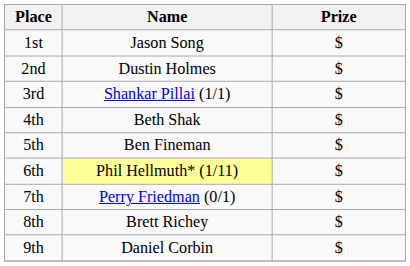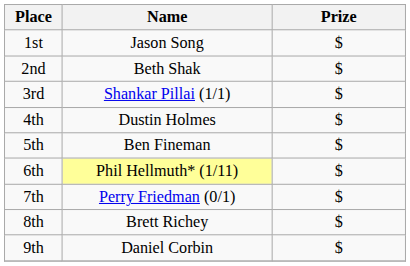(167, 68) Dustin Holmes -> (167, 68) Beth Shak
(167, 119) Beth Shak -> (167, 119) Dustin Holmes
